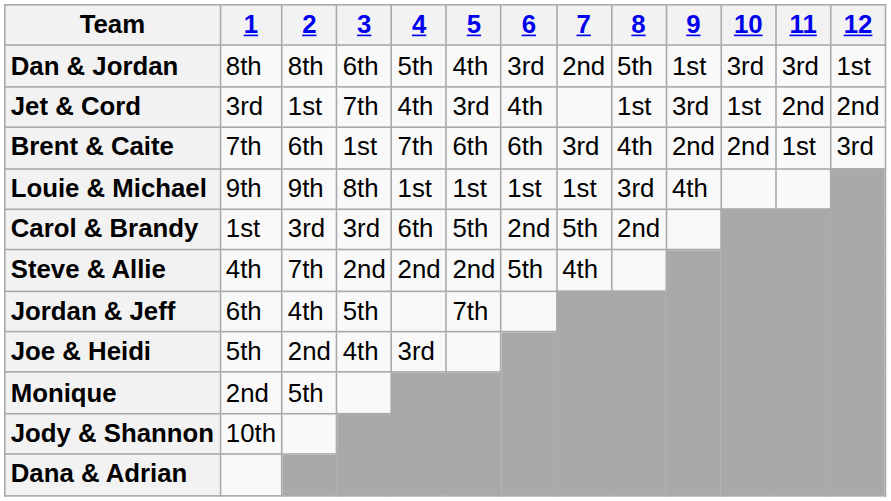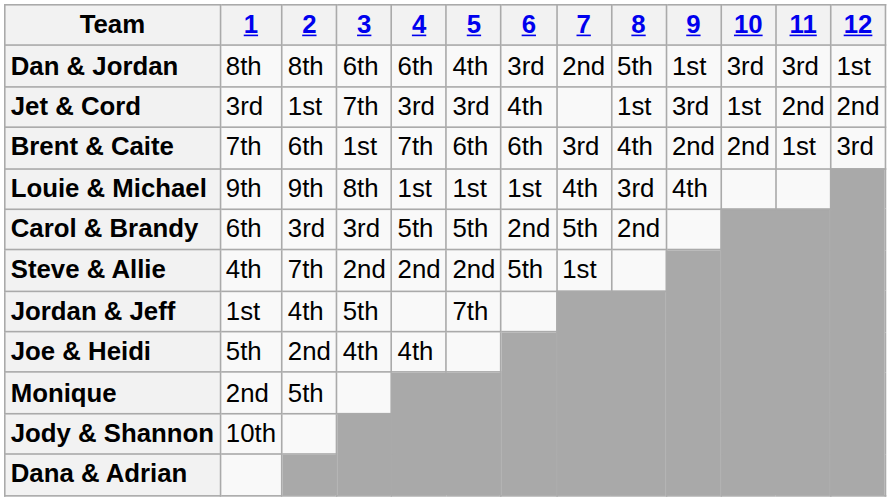(416, 65) 5th -> (416, 65) 6th
(416, 106) 4th -> (416, 106) 3rd
(579, 188) 1st -> (580, 188) 4th
(243, 229) 1st -> (244, 229) 6th
(416, 229) 6th -> (416, 229) 5th
(580, 270) 4th -> (579, 270) 1st
(244, 310) 6th -> (243, 310) 1st
(416, 351) 3rd -> (416, 351) 4th
